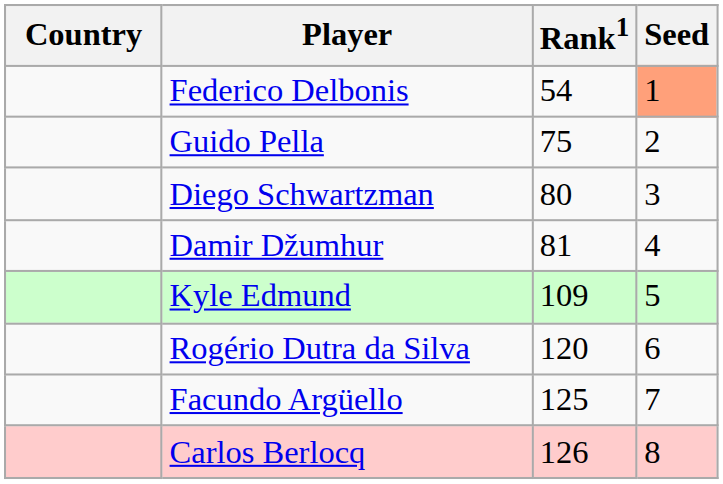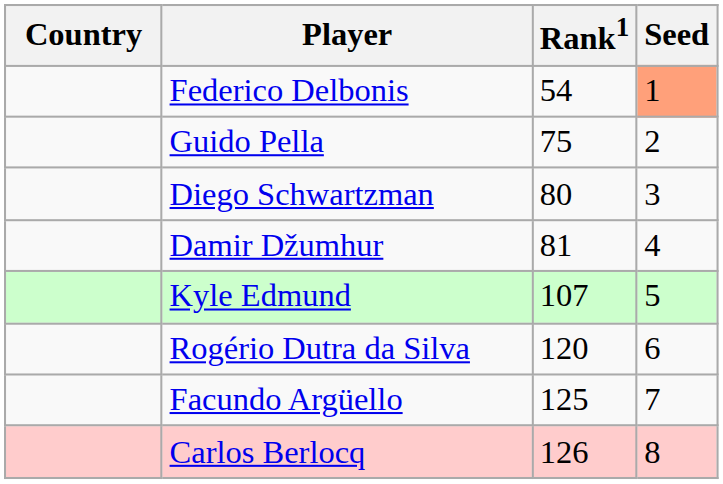(564, 296) 109 -> (564, 296) 107
